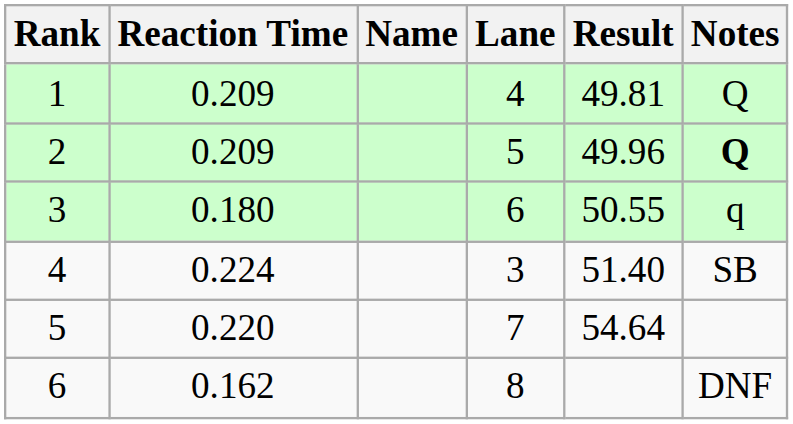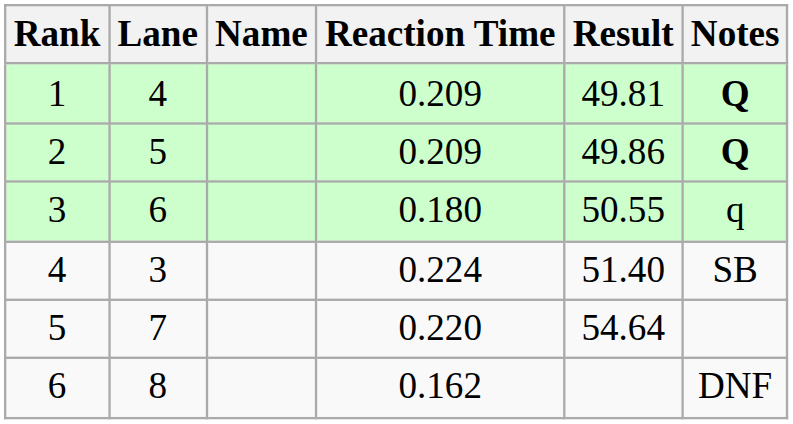columns swapped: (515, 33) <-> (233, 33)
(735, 92) normal -> (735, 92) bold
(623, 151) 49.96 -> (623, 151) 49.86
